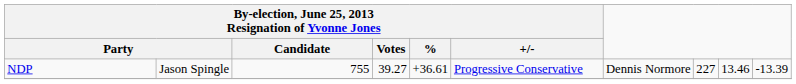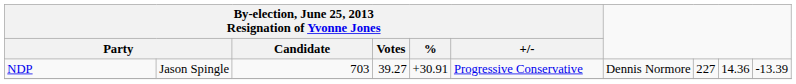(360, 68) 755 -> (360, 68) 703
(430, 68) +36.61 -> (430, 68) +30.91
(735, 68) 13.46 -> (735, 68) 14.36
